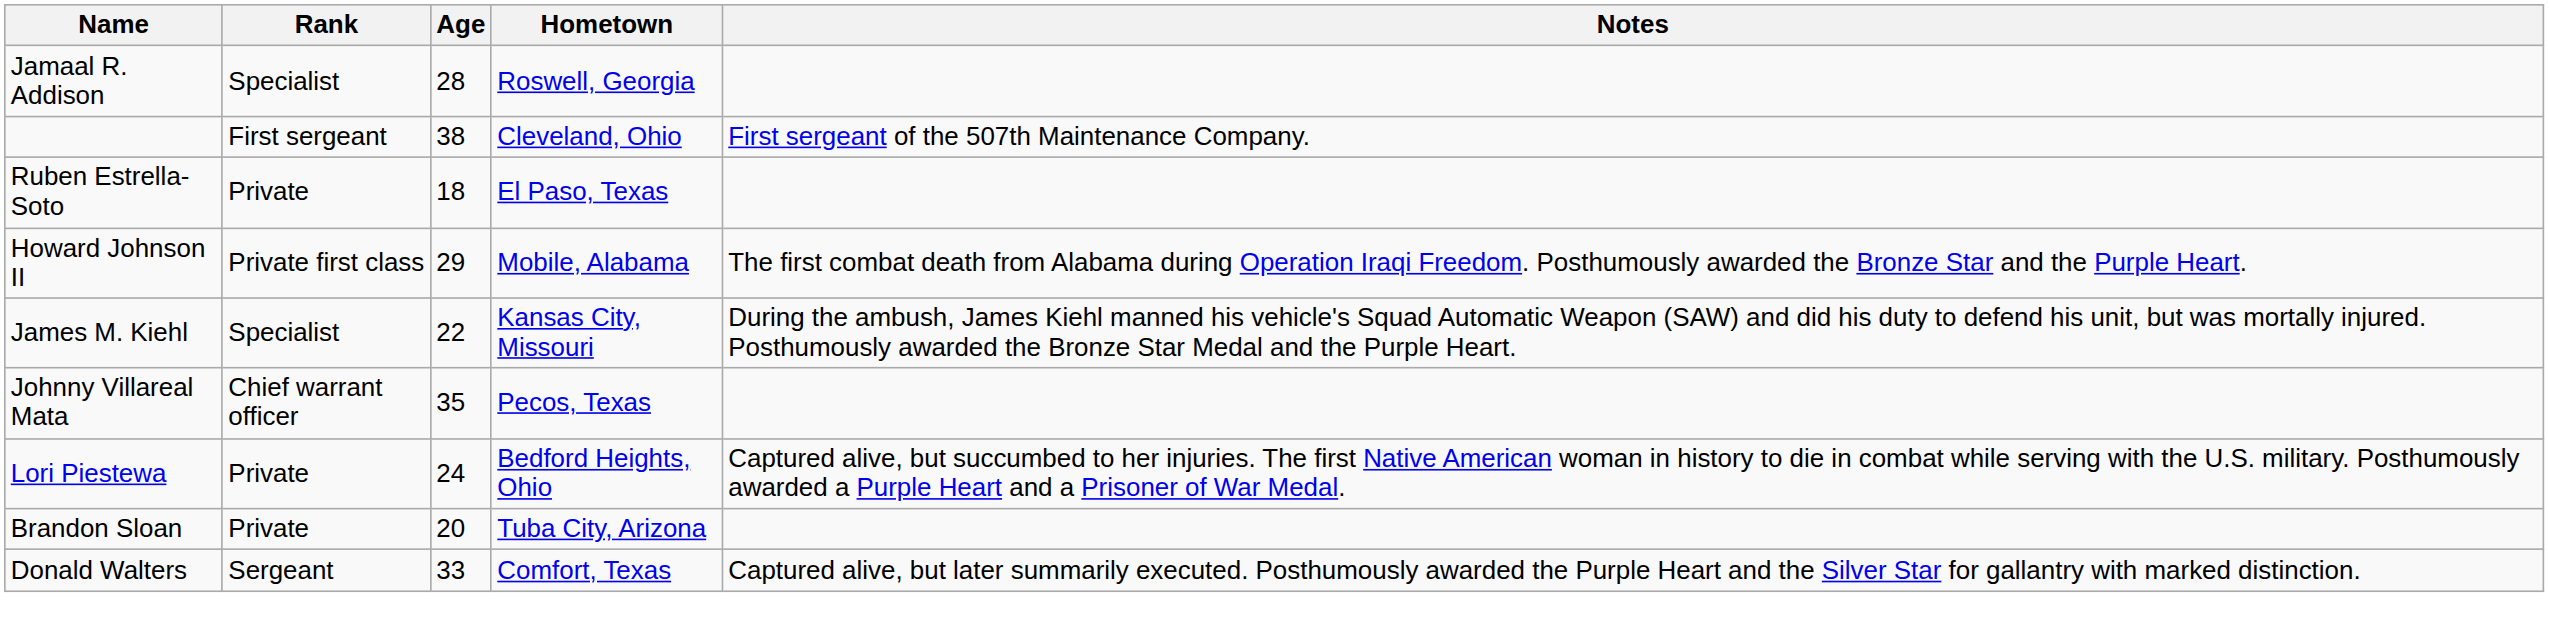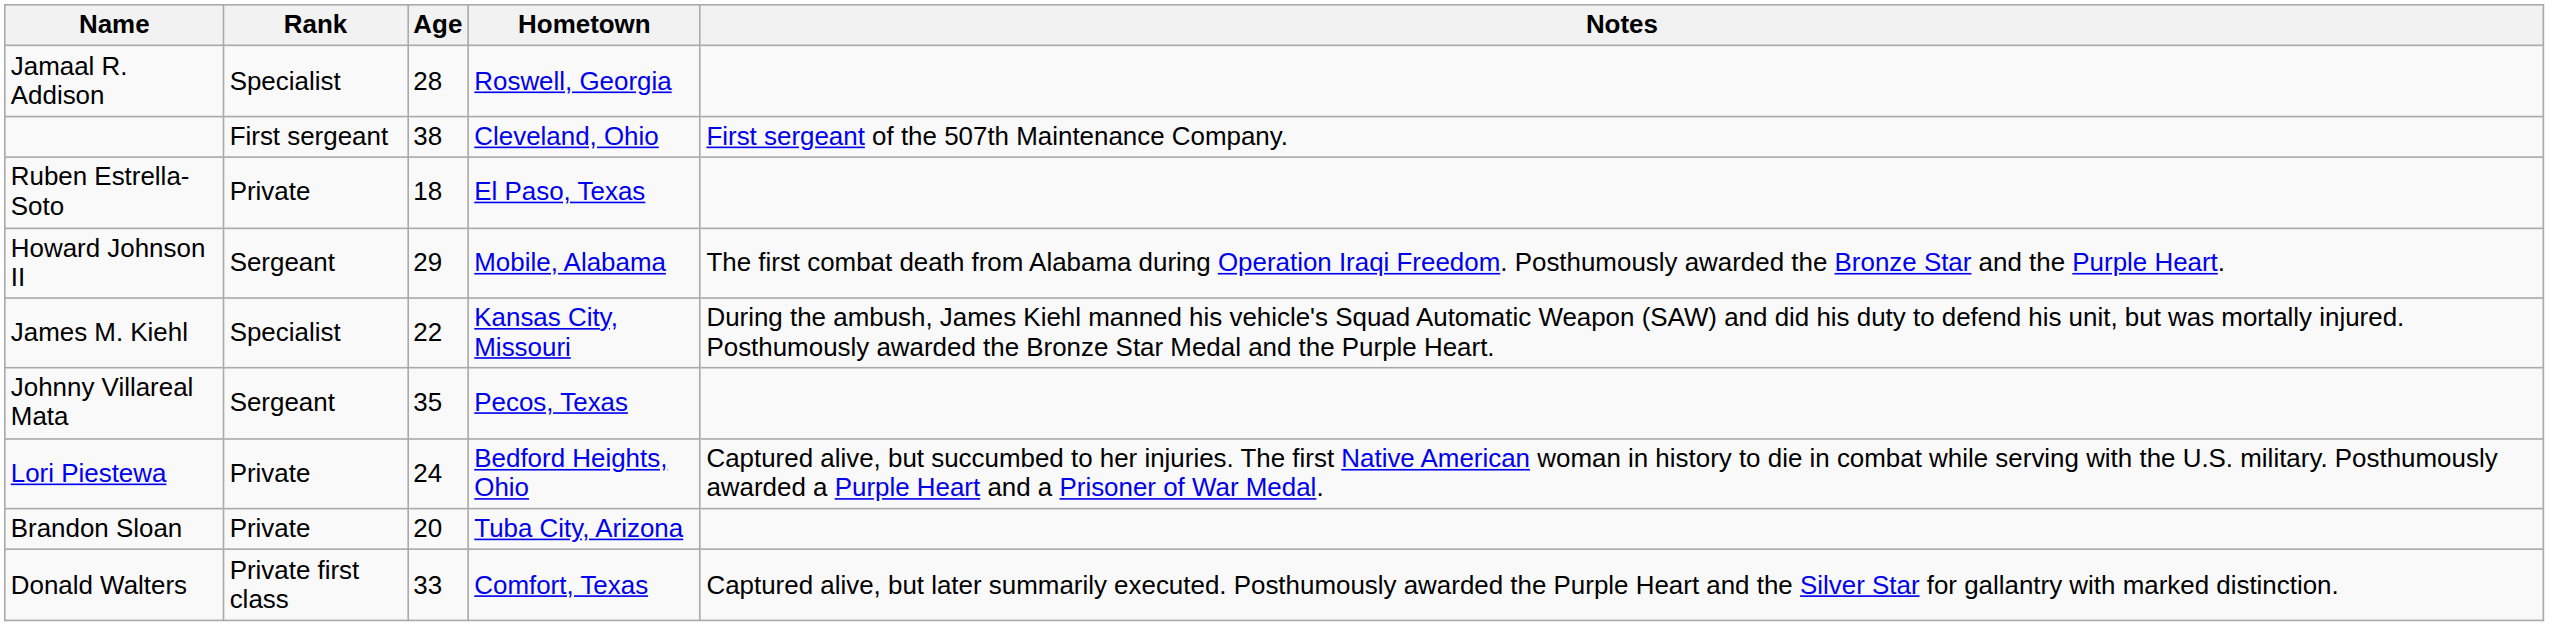(326, 262) Private first class -> (282, 262) Sergeant
(305, 402) Chief warrant officer -> (282, 402) Sergeant
(281, 569) Sergeant -> (294, 584) Private first class
